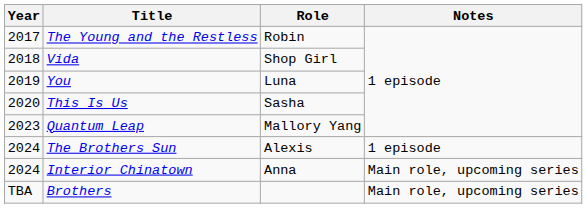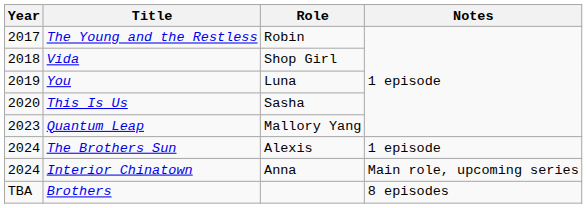(473, 192) Main role, upcoming series -> (408, 192) 8 episodes
